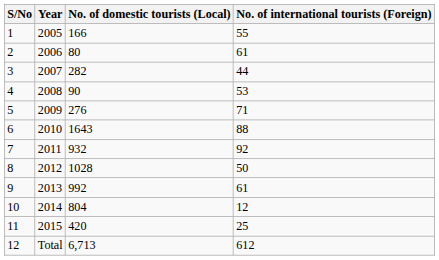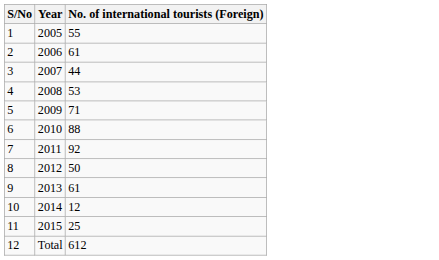- column: (149, 14)
